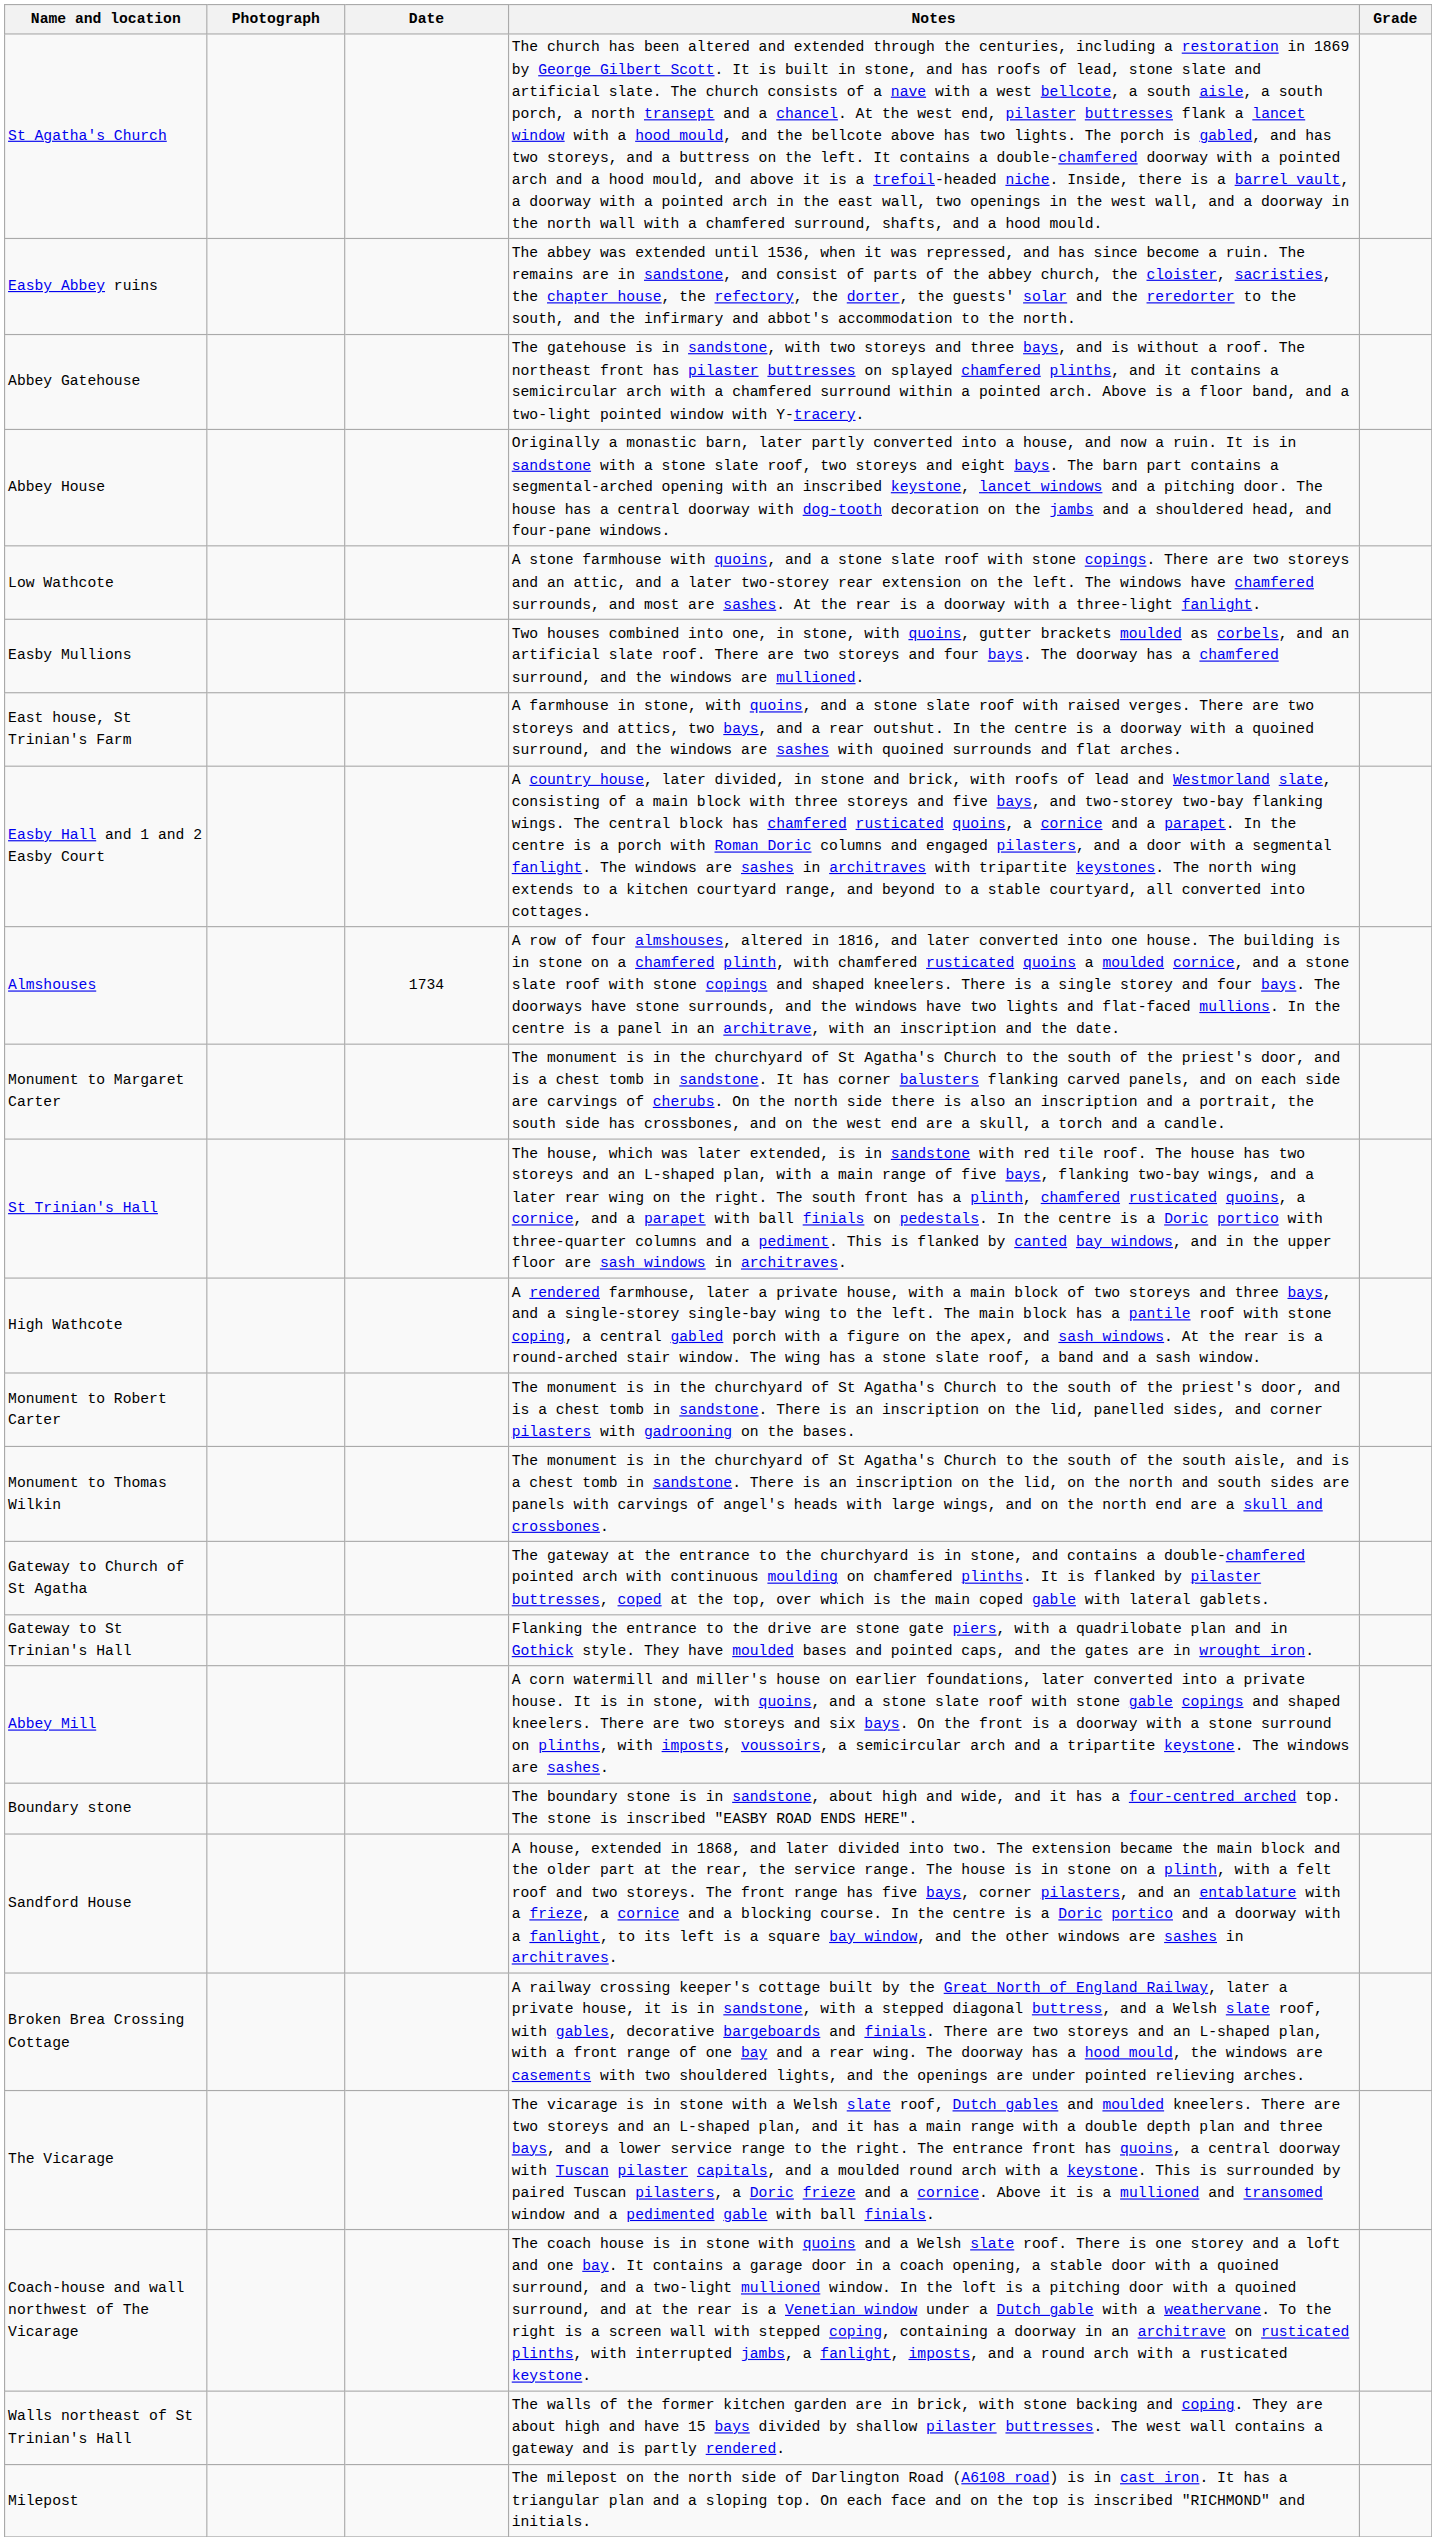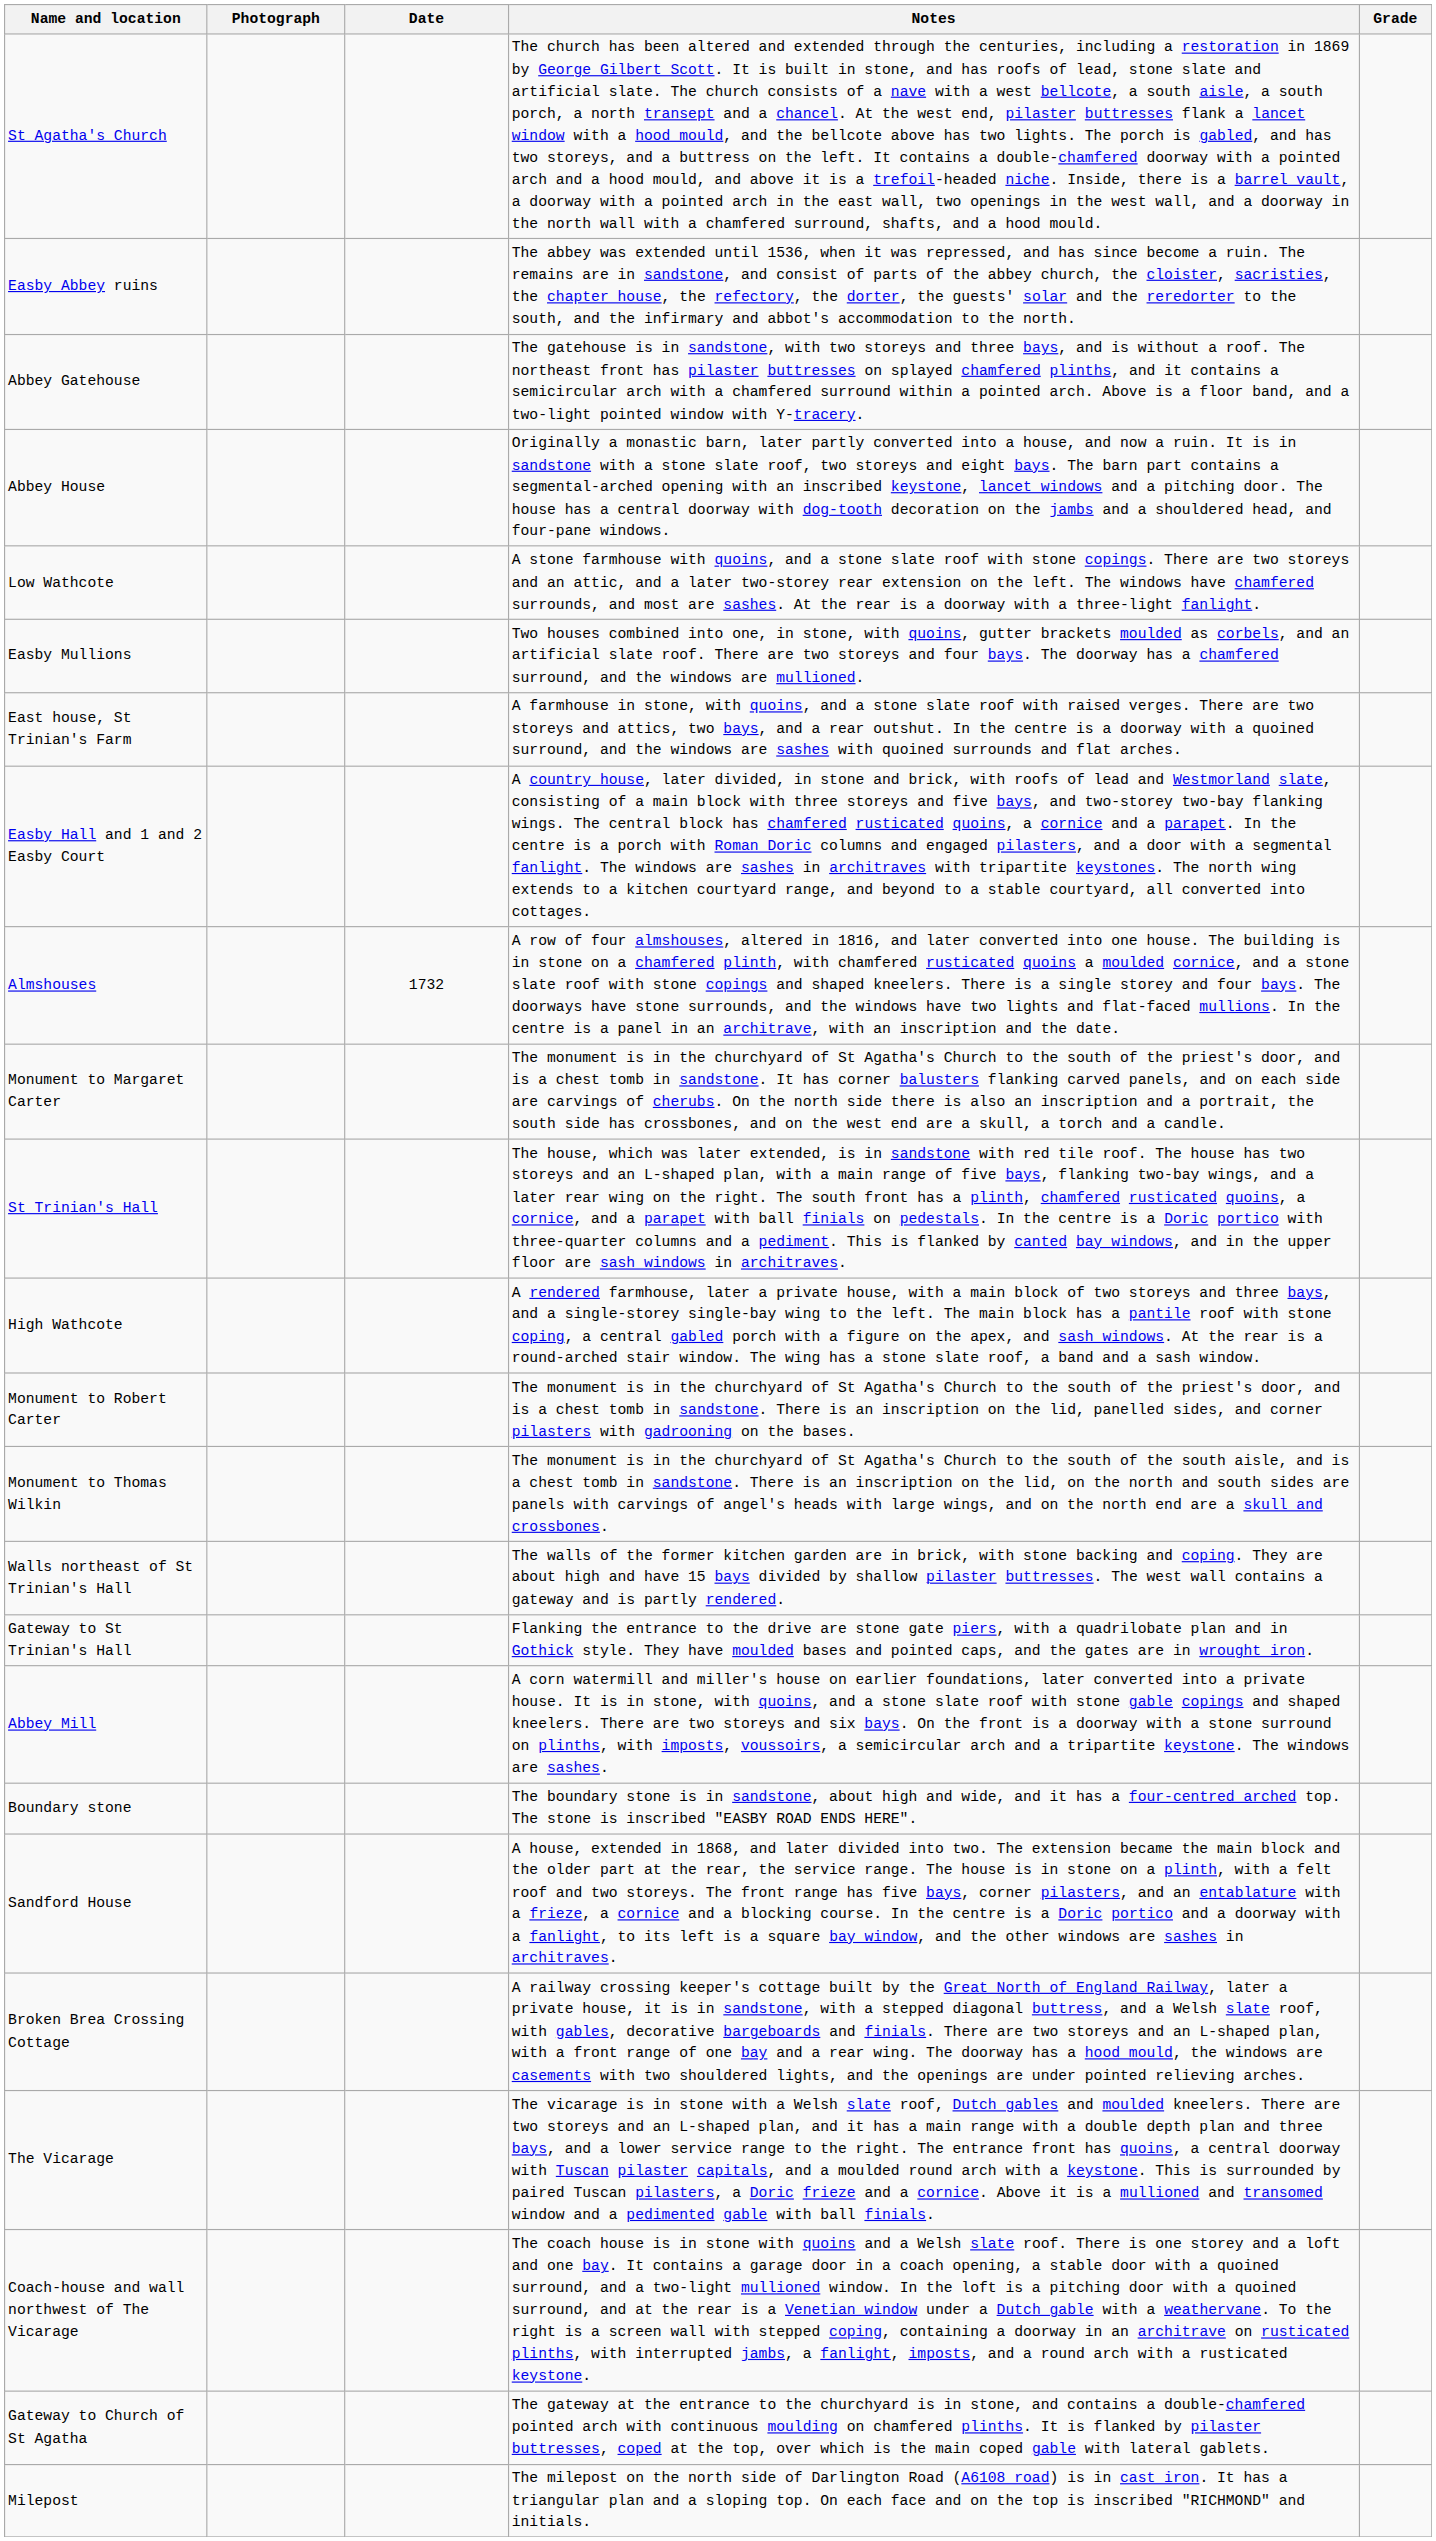(426, 985) 1734 -> (426, 985) 1732
rows swapped: (101, 2427) <-> (96, 1578)
